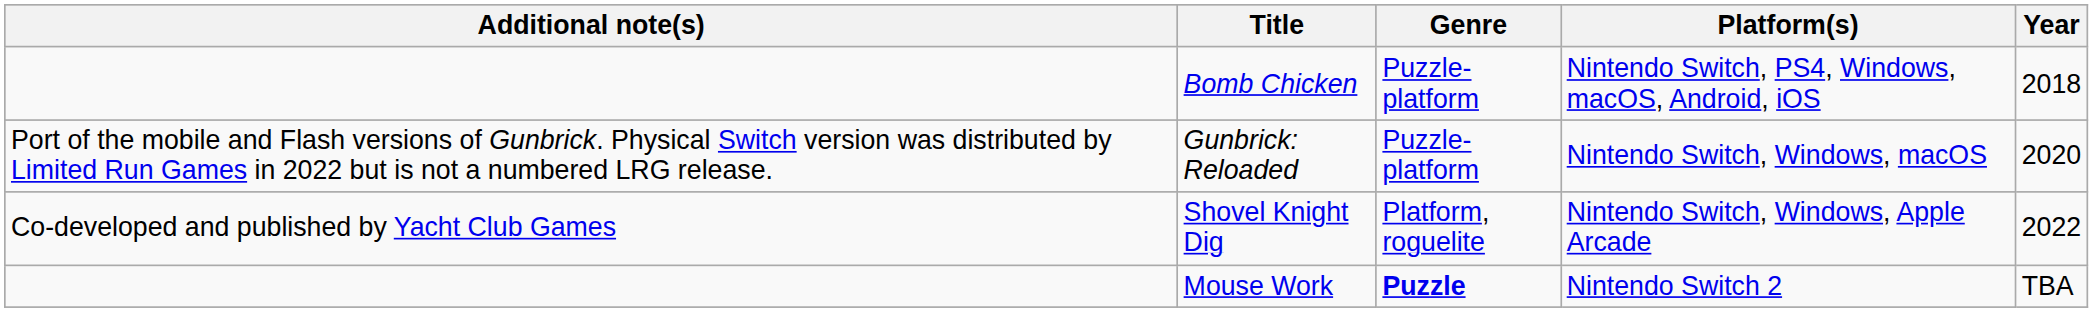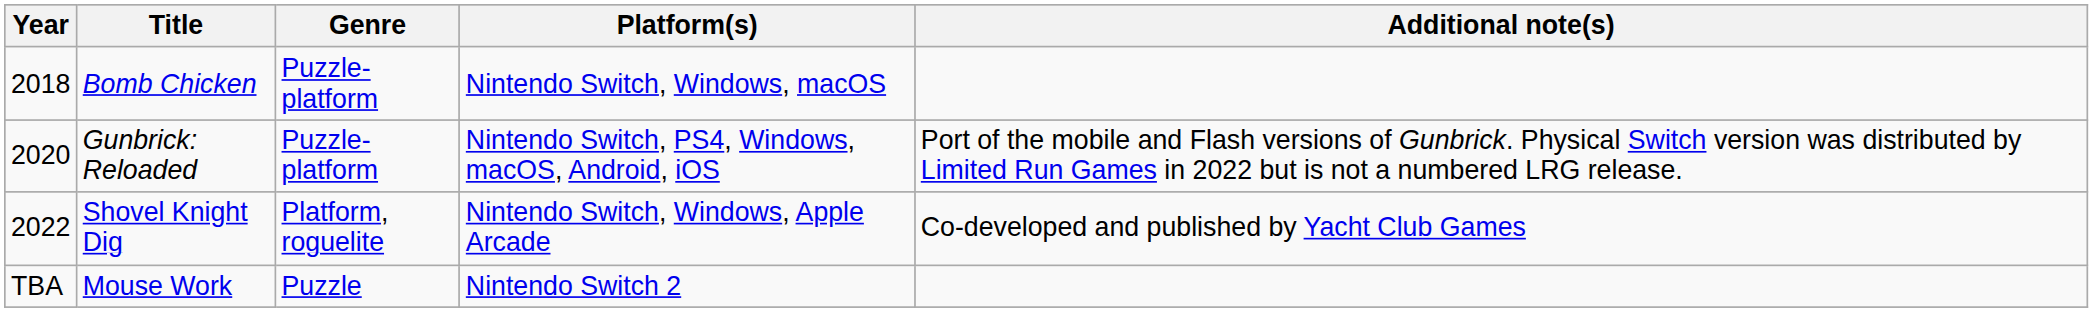columns swapped: (2051, 25) <-> (591, 25)
(1761, 83) Nintendo Switch, PS4, Windows, macOS, Android, iOS -> (676, 83) Nintendo Switch, Windows, macOS
(1777, 155) Nintendo Switch, Windows, macOS -> (660, 155) Nintendo Switch, PS4, Windows, macOS, Android, iOS
(1424, 285) bold -> (322, 285) normal
